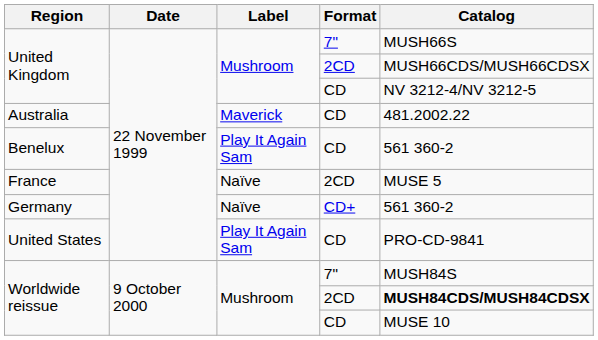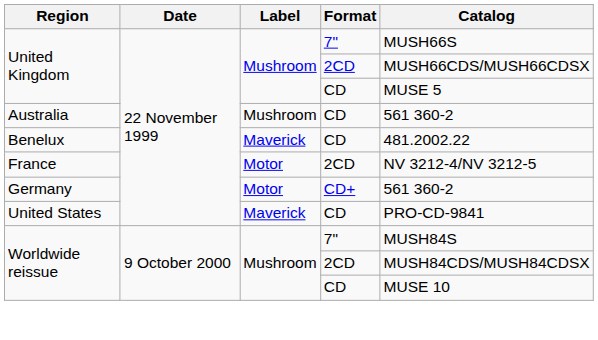(460, 90) NV 3212-4/NV 3212-5 -> (412, 90) MUSE 5
(251, 115) Maverick -> (280, 115) Mushroom
(427, 115) 481.2002.22 -> (419, 115) 561 360-2
(263, 148) Play It Again Sam -> (274, 139) Maverick
(418, 148) 561 360-2 -> (427, 139) 481.2002.22
(240, 181) Naïve -> (263, 164) Motor
(412, 181) MUSE 5 -> (460, 164) NV 3212-4/NV 3212-5
(240, 206) Naïve -> (263, 189) Motor
(263, 239) Play It Again Sam -> (274, 213) Maverick
(487, 297) bold -> (487, 262) normal
